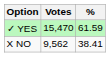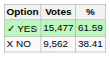(58, 28) 15,470 -> (58, 28) 15,477
